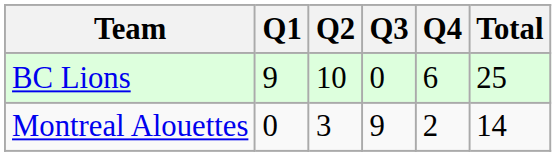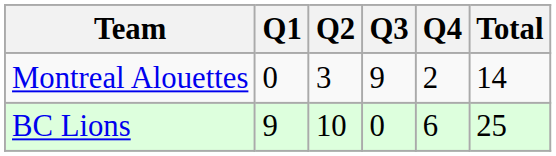rows swapped: (130, 126) <-> (71, 77)
